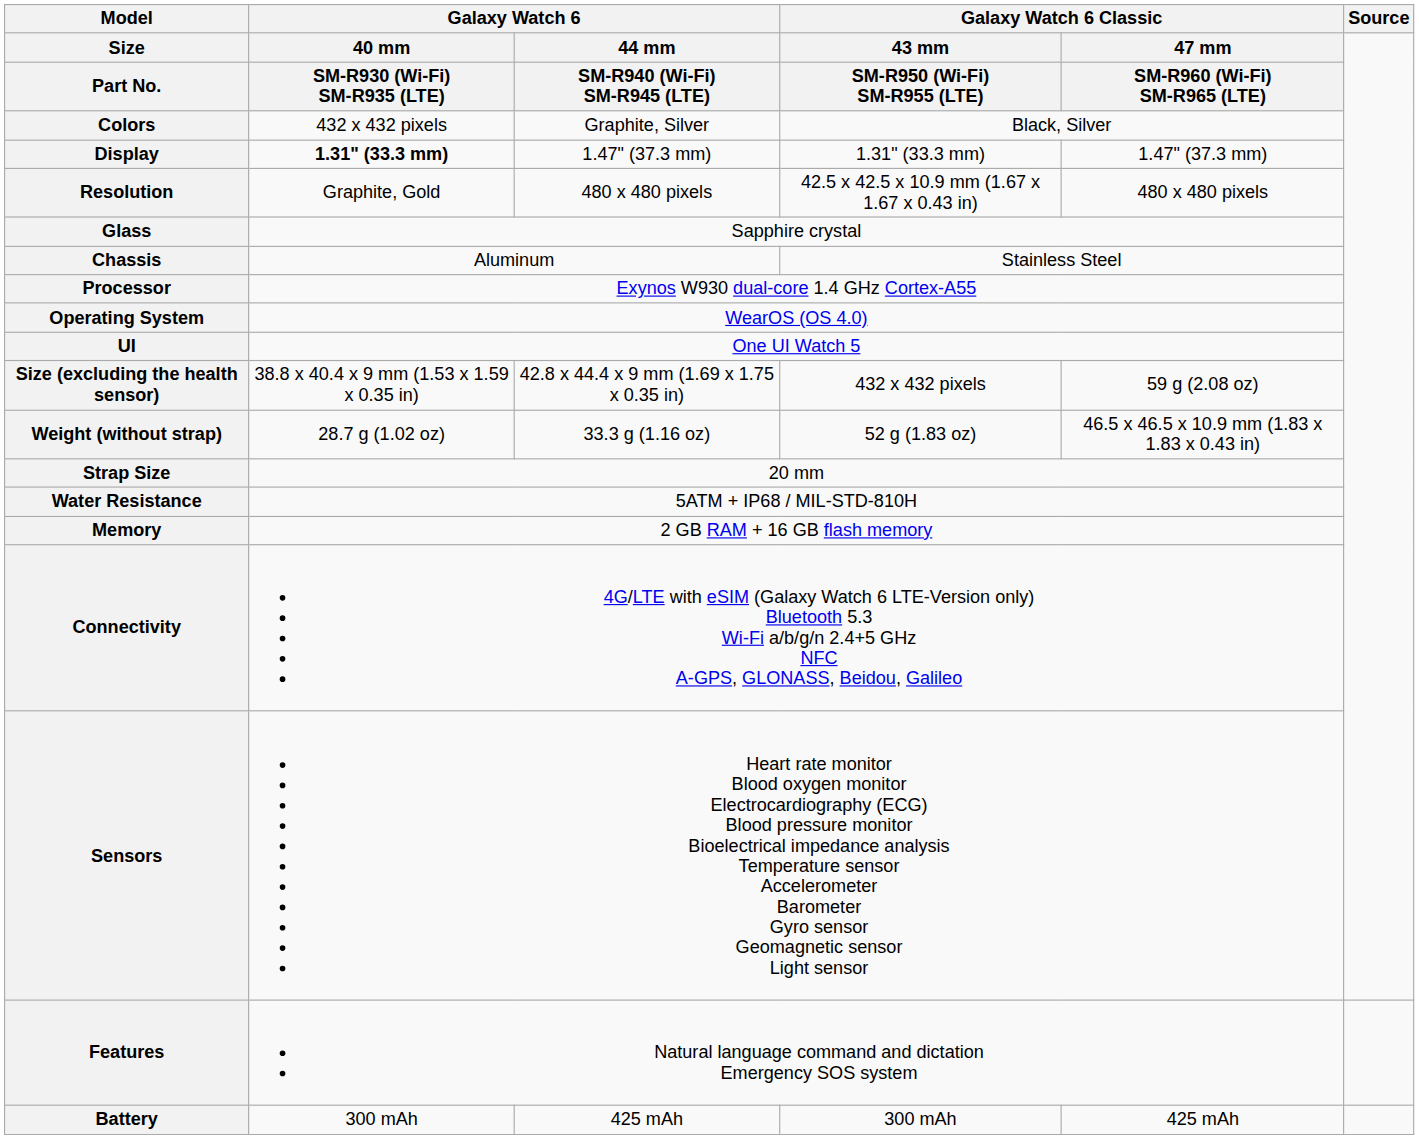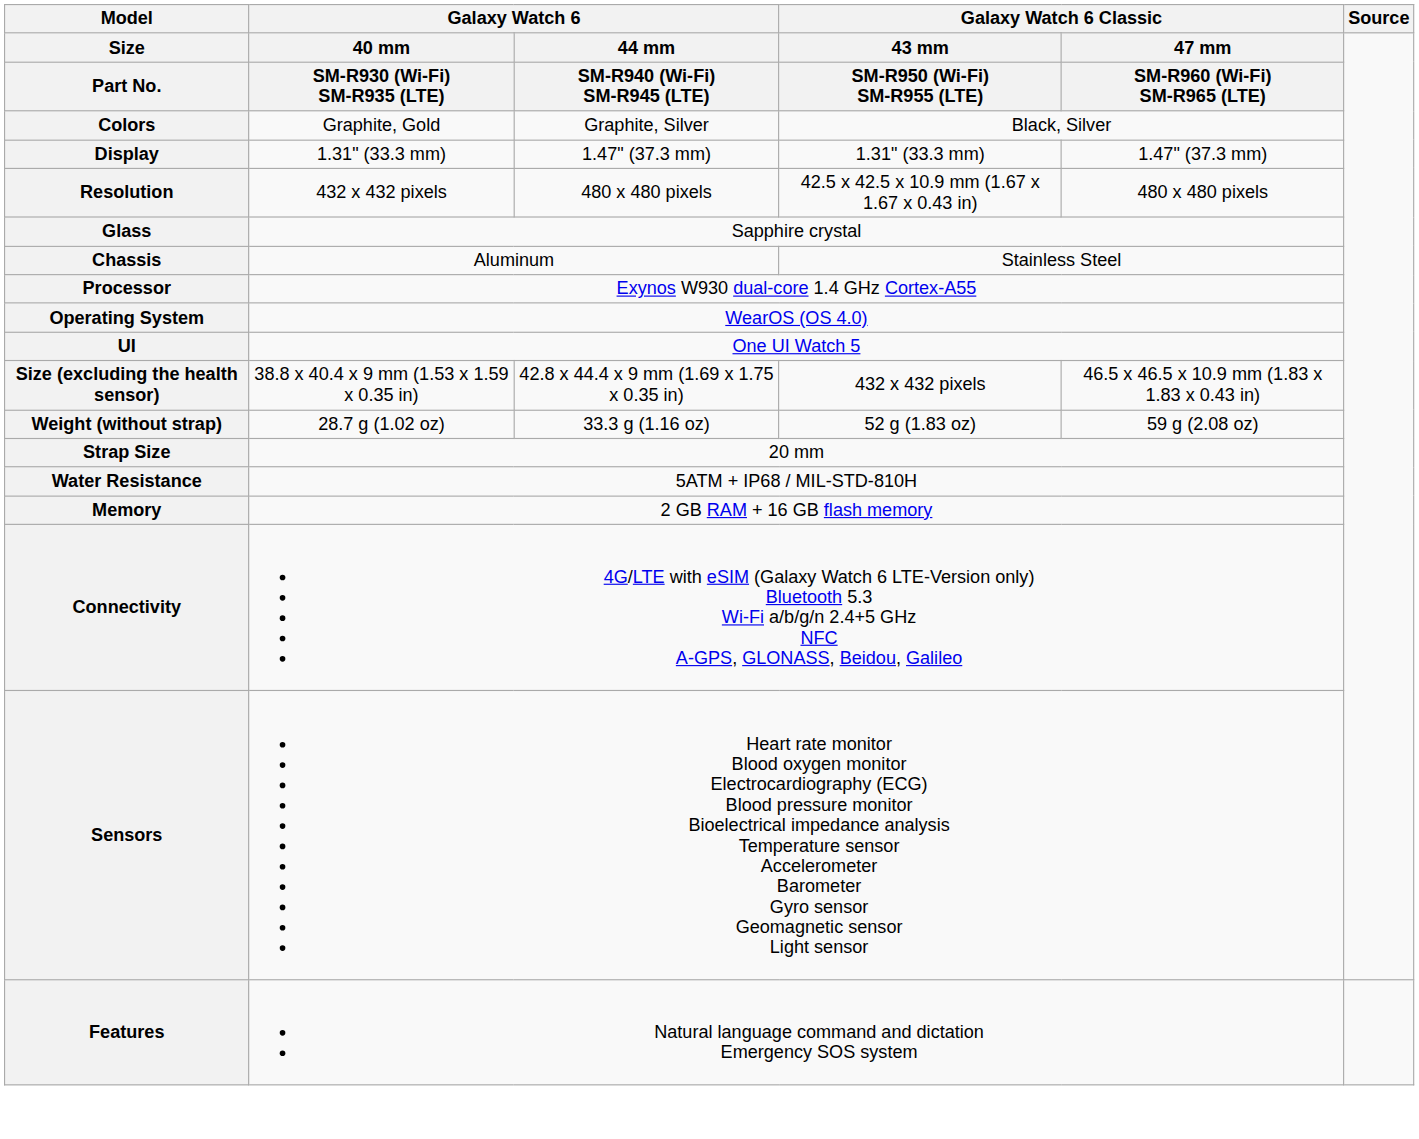(382, 125) 432 x 432 pixels -> (381, 125) Graphite, Gold
(382, 153) bold -> (381, 153) normal
(382, 192) Graphite, Gold -> (381, 192) 432 x 432 pixels
(1203, 385) 59 g (2.08 oz) -> (1203, 385) 46.5 x 46.5 x 10.9 mm (1.83 x 1.83 x 0.43 in)
(1203, 434) 46.5 x 46.5 x 10.9 mm (1.83 x 1.83 x 0.43 in) -> (1203, 423) 59 g (2.08 oz)
- row: (127, 1119)
